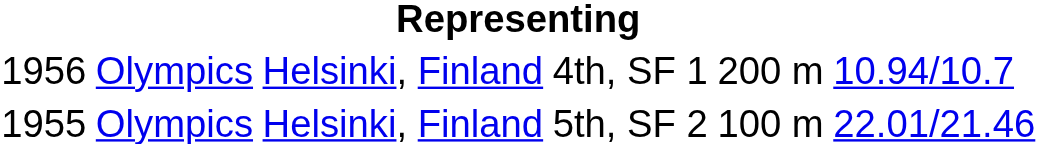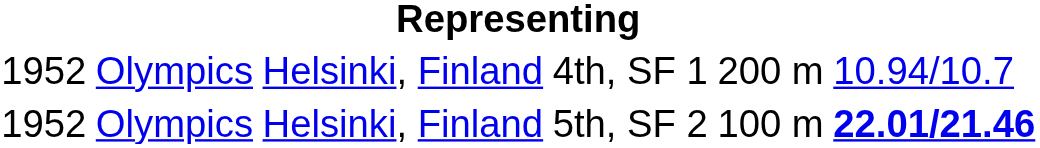(44, 71) 1956 -> (44, 71) 1952
(44, 124) 1955 -> (44, 124) 1952
(934, 124) normal -> (934, 124) bold
